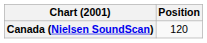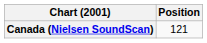(179, 29) 120 -> (179, 29) 121
